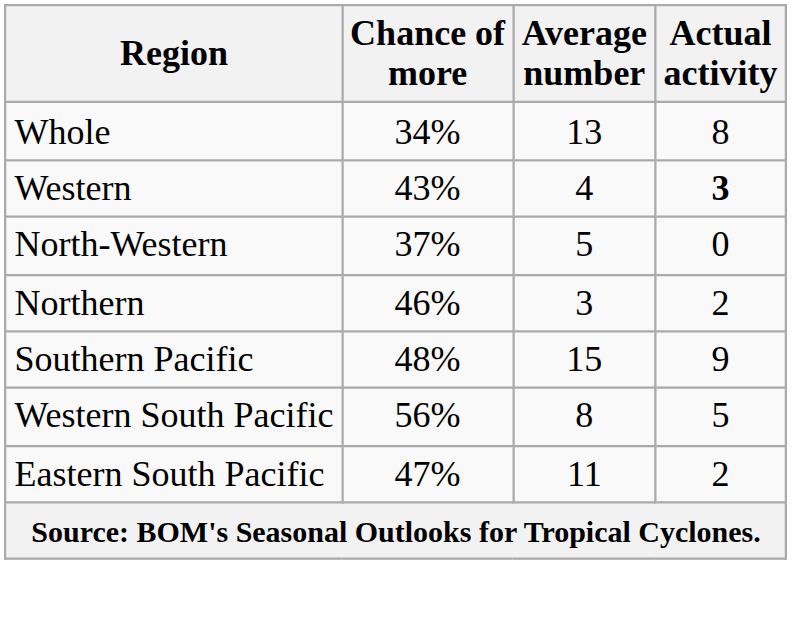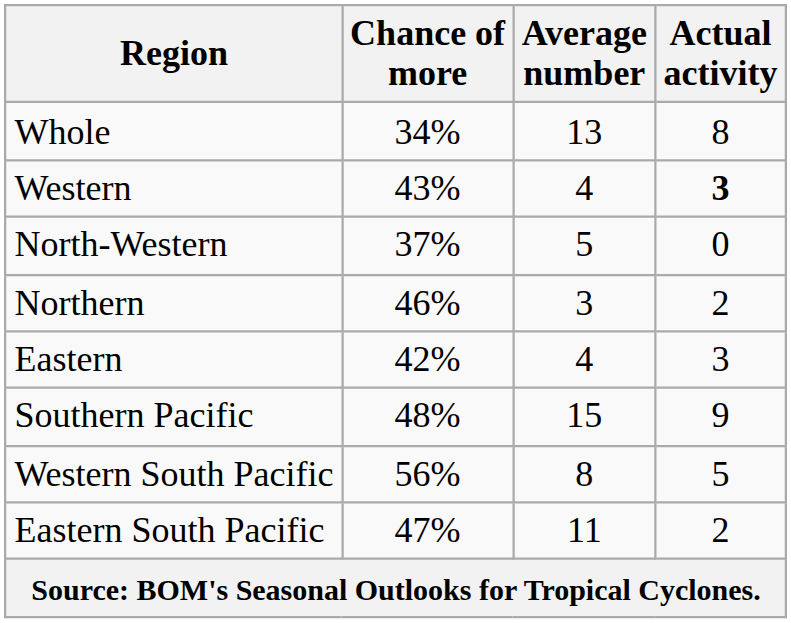+ row: (68, 359)
